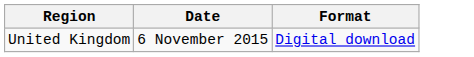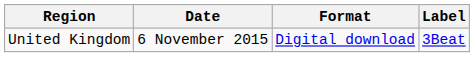+ column: (444, 16)
